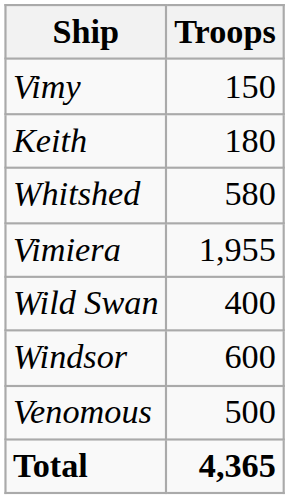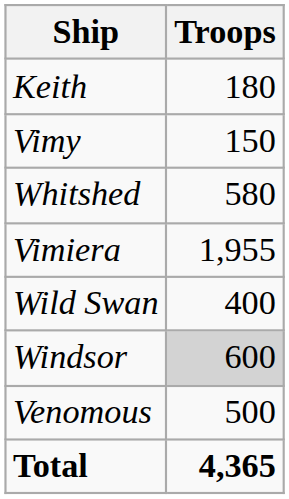rows swapped: (50, 140) <-> (47, 85)
(250, 357) no background -> (250, 357) lightgrey background
